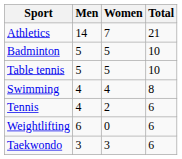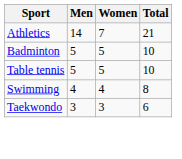- row: (23, 107)
- row: (39, 126)
